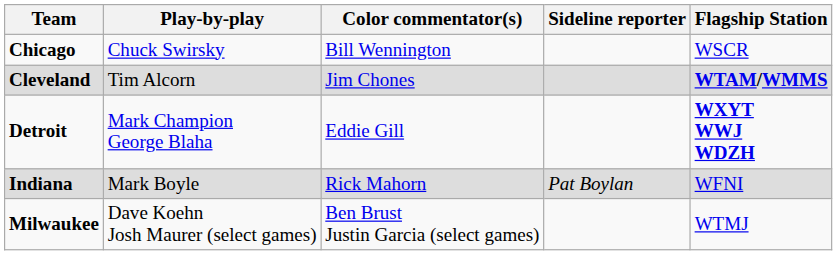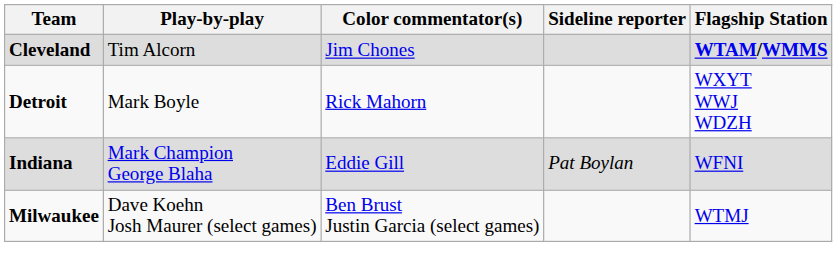- row: (42, 49)
(170, 131) Mark Champion George Blaha -> (153, 101) Mark Boyle
(365, 131) Eddie Gill -> (376, 101) Rick Mahorn
(725, 131) bold -> (723, 101) normal
(153, 183) Mark Boyle -> (170, 163) Mark Champion George Blaha
(376, 183) Rick Mahorn -> (365, 163) Eddie Gill
